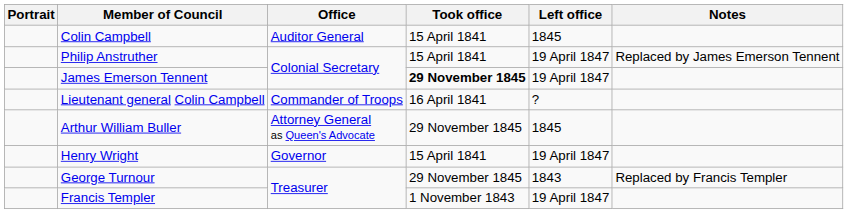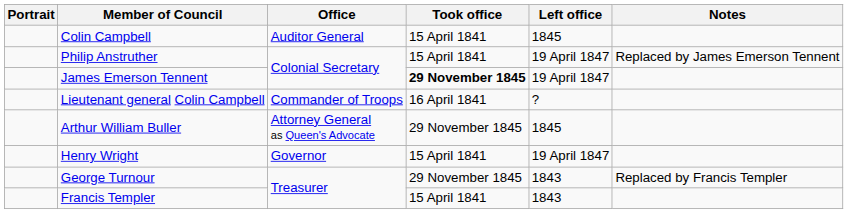(462, 198) 1 November 1843 -> (448, 198) 15 April 1841
(571, 198) 19 April 1847 -> (547, 198) 1843
